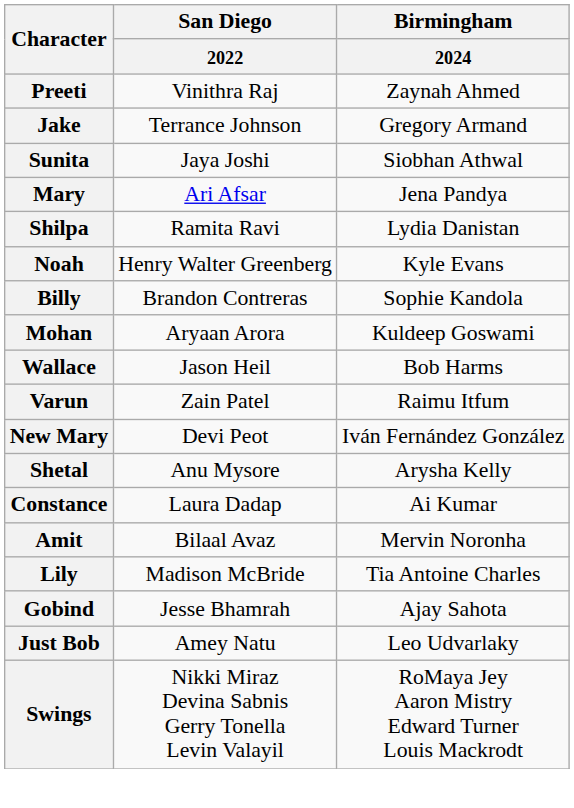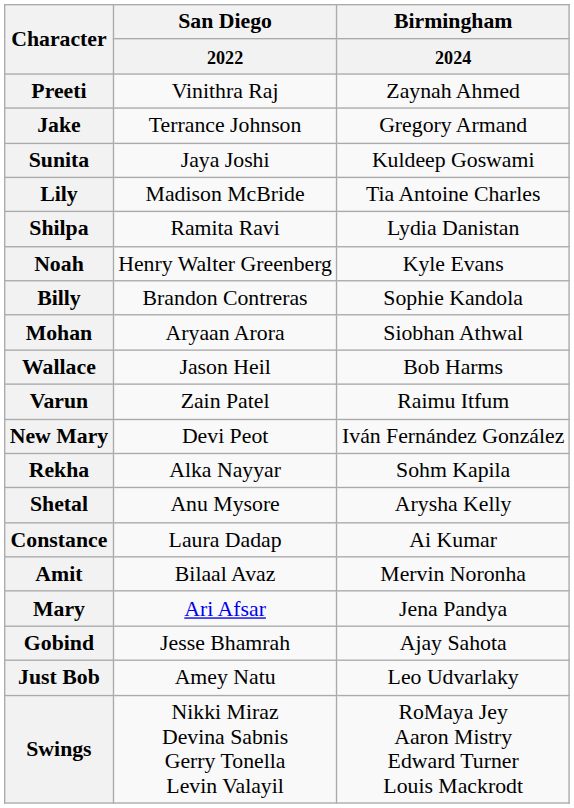(453, 159) Siobhan Athwal -> (453, 159) Kuldeep Goswami
rows swapped: (59, 573) <-> (59, 194)
(453, 332) Kuldeep Goswami -> (453, 332) Siobhan Athwal
+ row: (59, 470)
